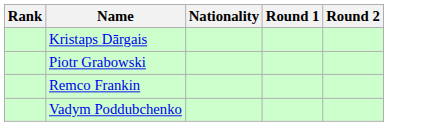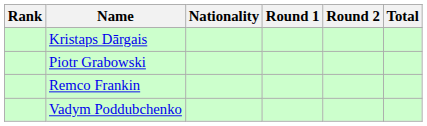+ column: (403, 16)
